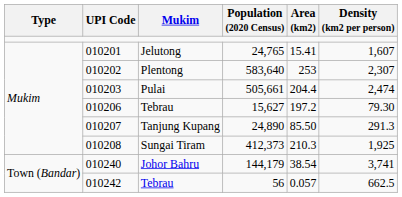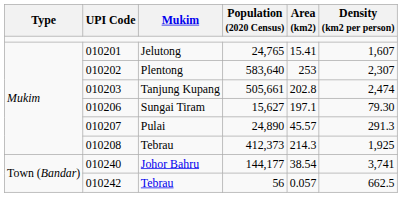(153, 88) Pulai -> (180, 88) Tanjung Kupang
(303, 88) 204.4 -> (303, 88) 202.8
(157, 107) Tebrau -> (173, 107) Sungai Tiram
(303, 107) 197.2 -> (303, 107) 197.1
(180, 126) Tanjung Kupang -> (153, 126) Pulai
(303, 126) 85.50 -> (303, 126) 45.57
(173, 145) Sungai Tiram -> (157, 145) Tebrau
(303, 145) 210.3 -> (303, 145) 214.3
(265, 164) 144,179 -> (265, 164) 144,177
